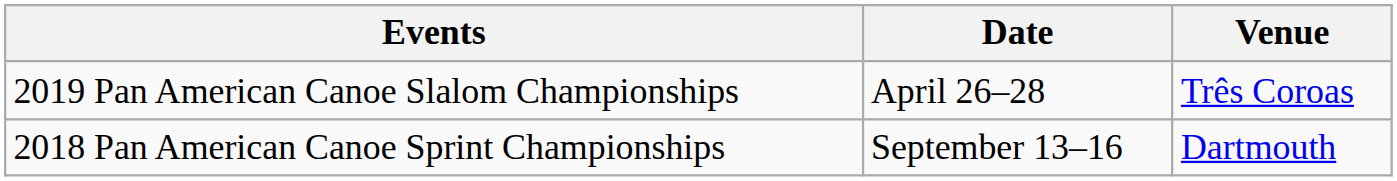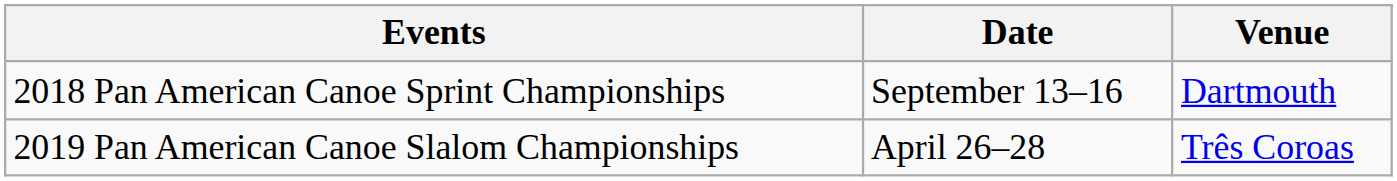rows swapped: (369, 146) <-> (376, 89)
